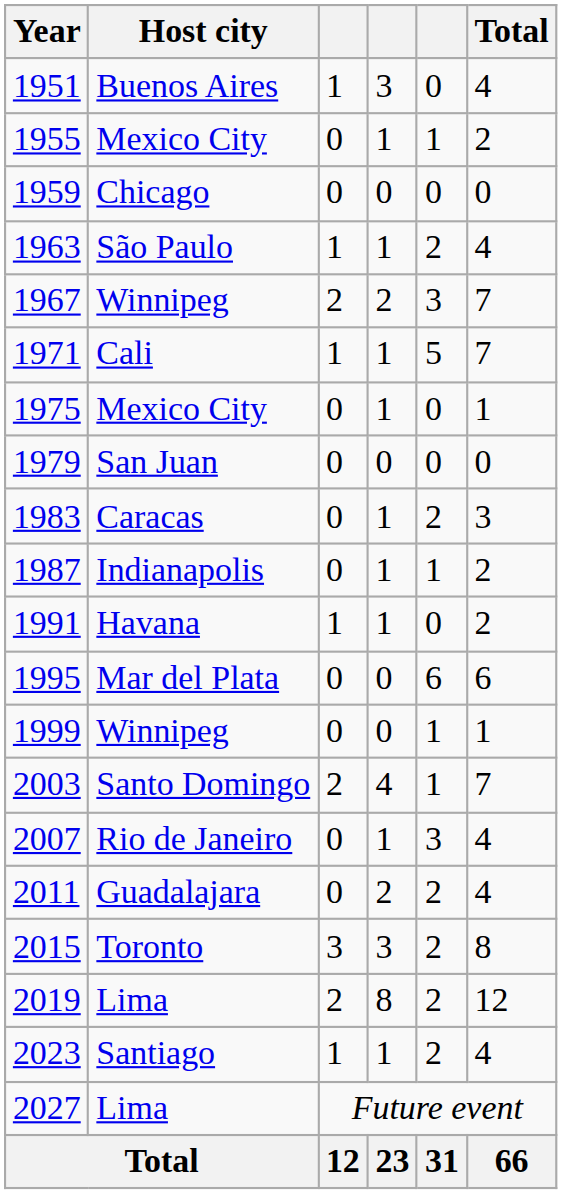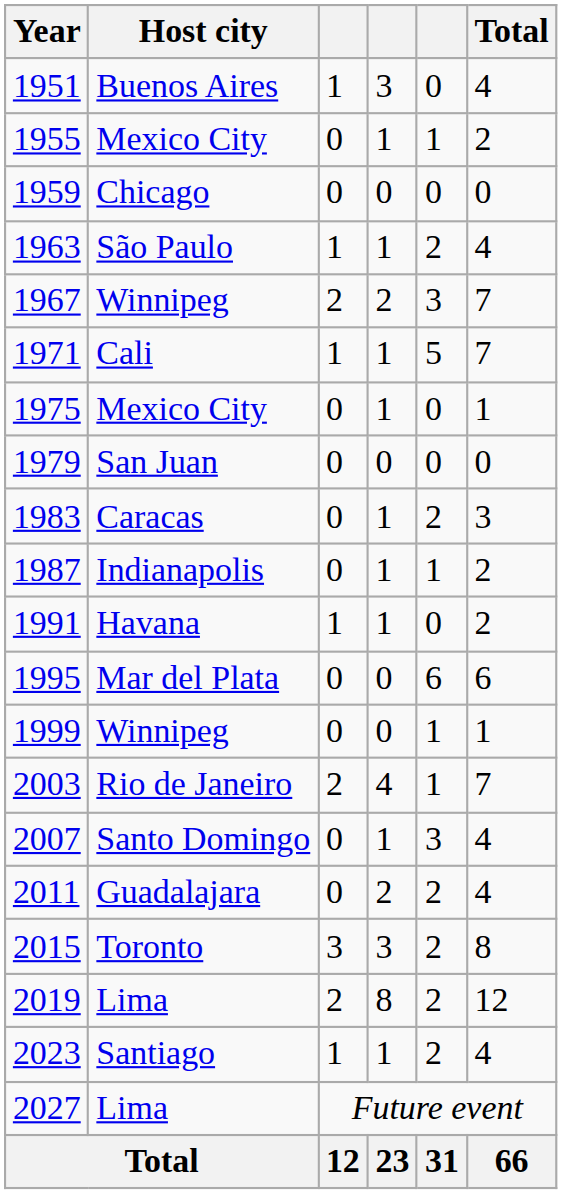(203, 784) Santo Domingo -> (194, 784) Rio de Janeiro
(194, 838) Rio de Janeiro -> (203, 838) Santo Domingo
